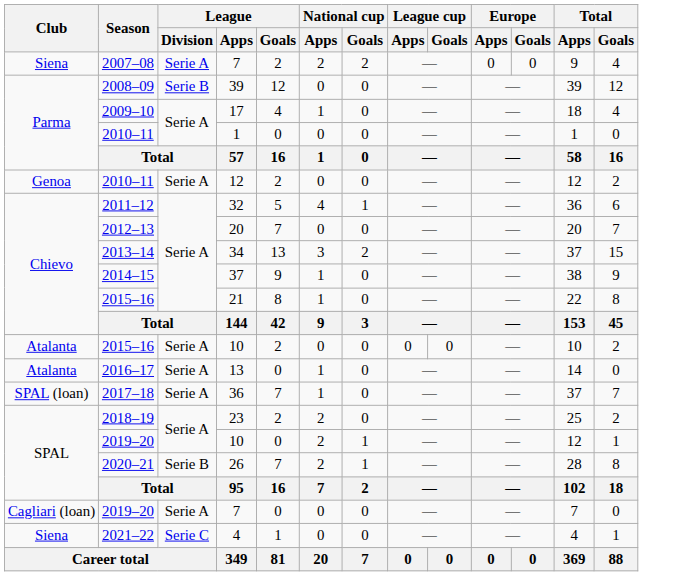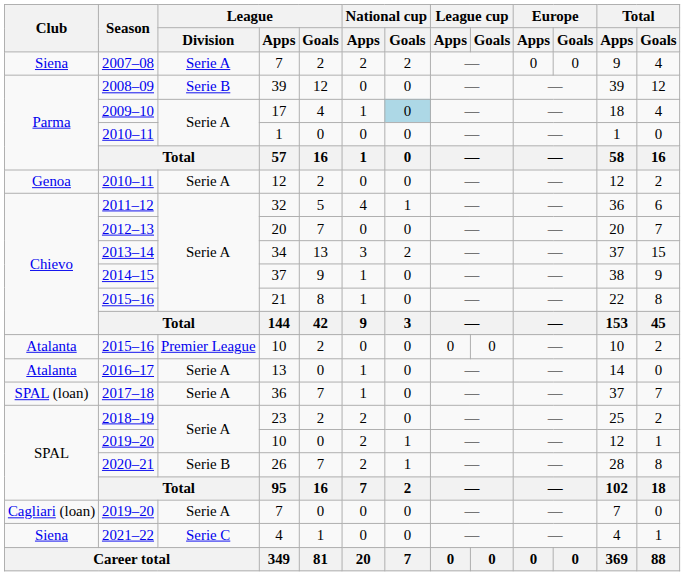(365, 110) no background -> (407, 110) lightblue background
(187, 346) Serie A -> (208, 346) Premier League
